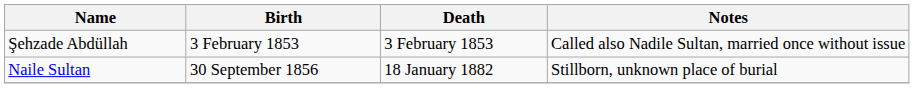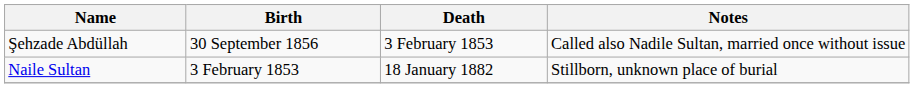(245, 43) 3 February 1853 -> (254, 43) 30 September 1856
(254, 69) 30 September 1856 -> (245, 69) 3 February 1853
